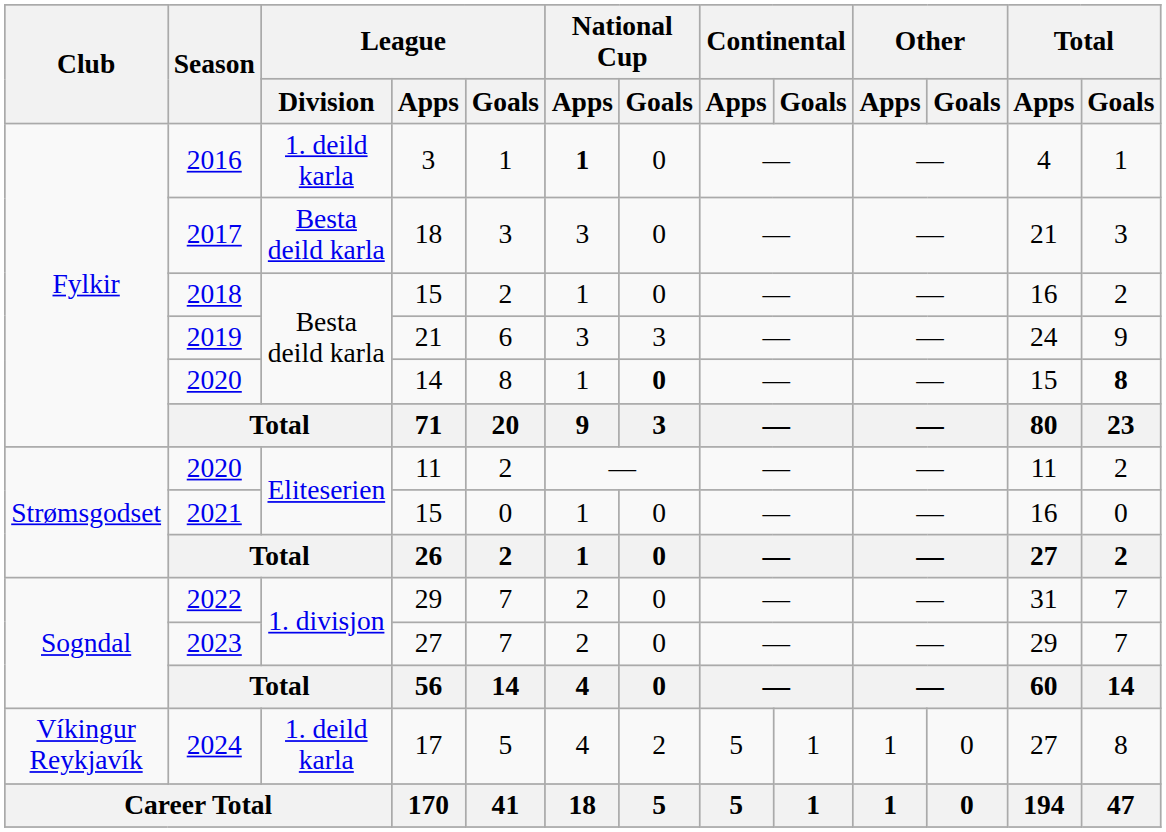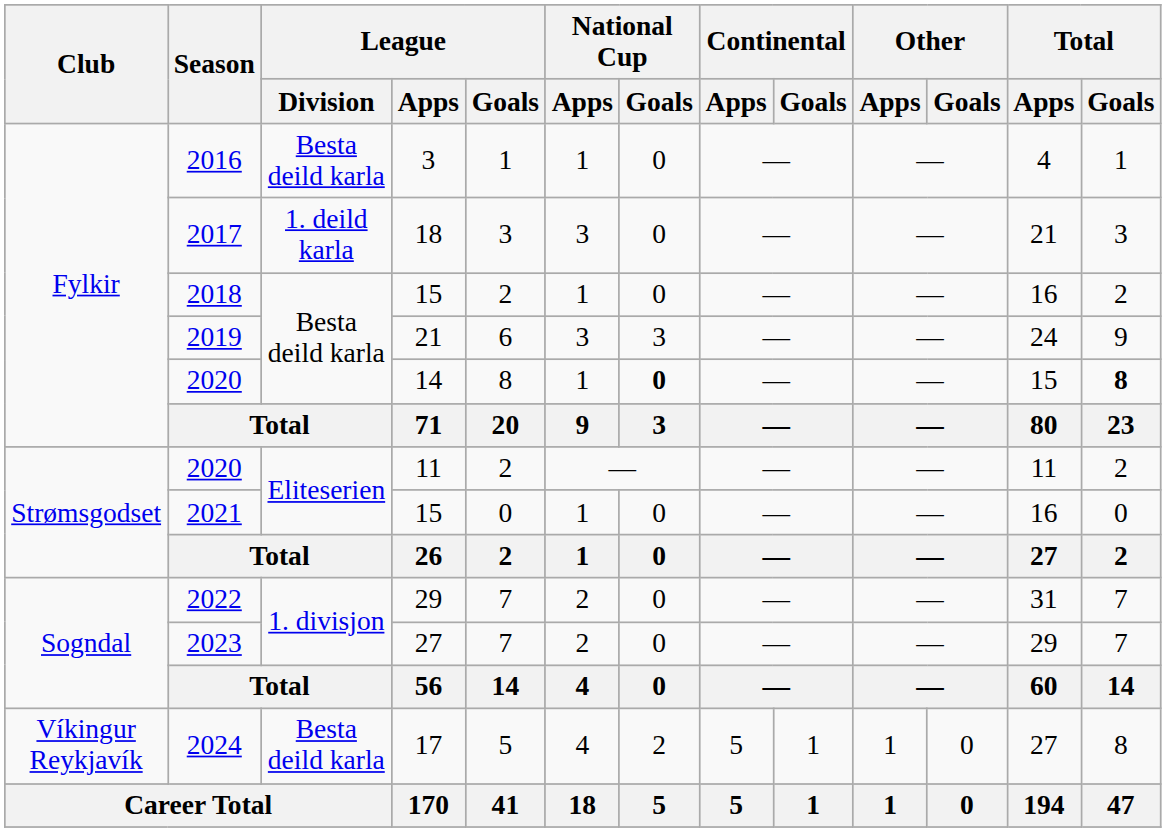(326, 160) 1. deild karla -> (326, 160) Besta deild karla
(582, 160) bold -> (582, 160) normal
(326, 234) Besta deild karla -> (326, 234) 1. deild karla
(326, 745) 1. deild karla -> (326, 745) Besta deild karla
